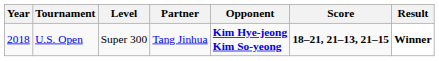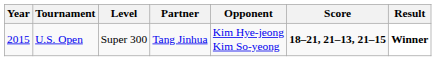(18, 39) 2018 -> (18, 39) 2015
(250, 39) bold -> (248, 39) normal
